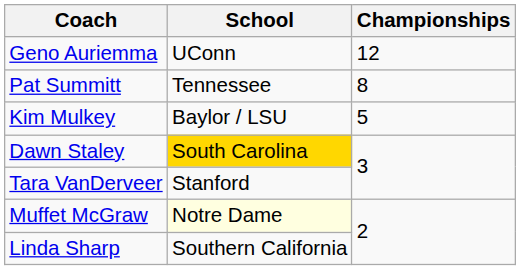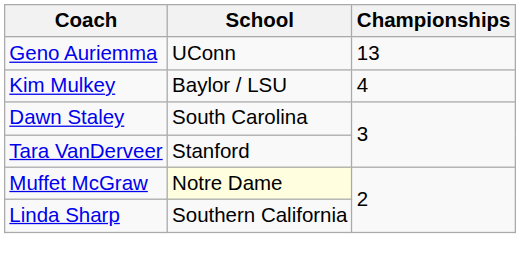(368, 53) 12 -> (368, 53) 13
- row: (65, 85)
(363, 118) 5 -> (363, 85) 4
(240, 150) gold background -> (240, 118) no background
